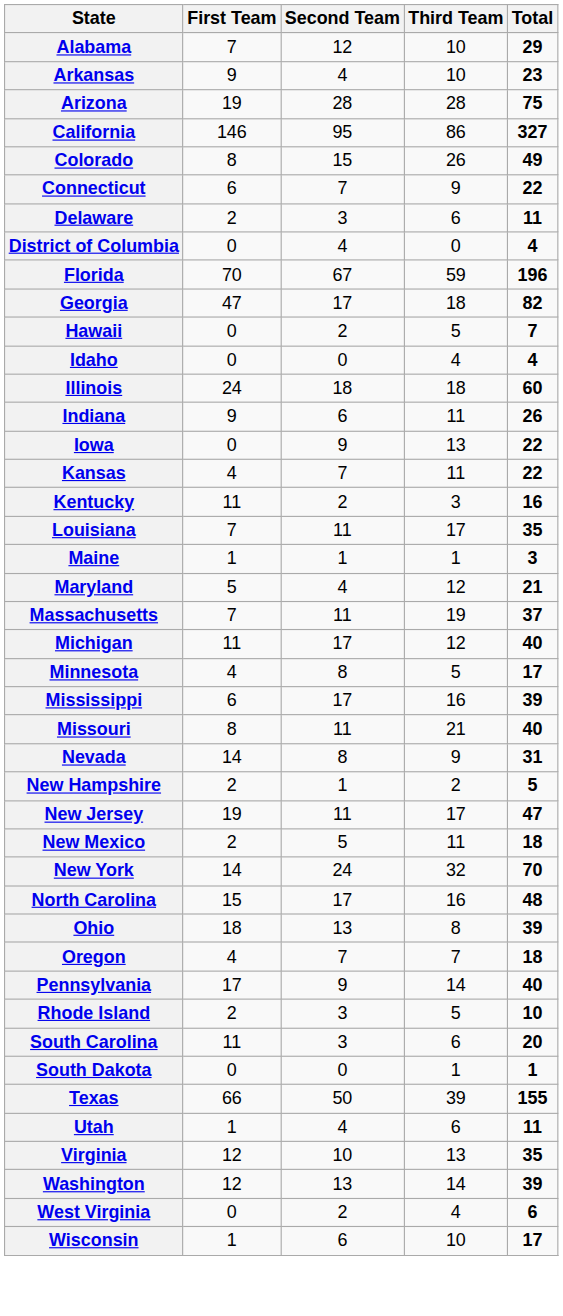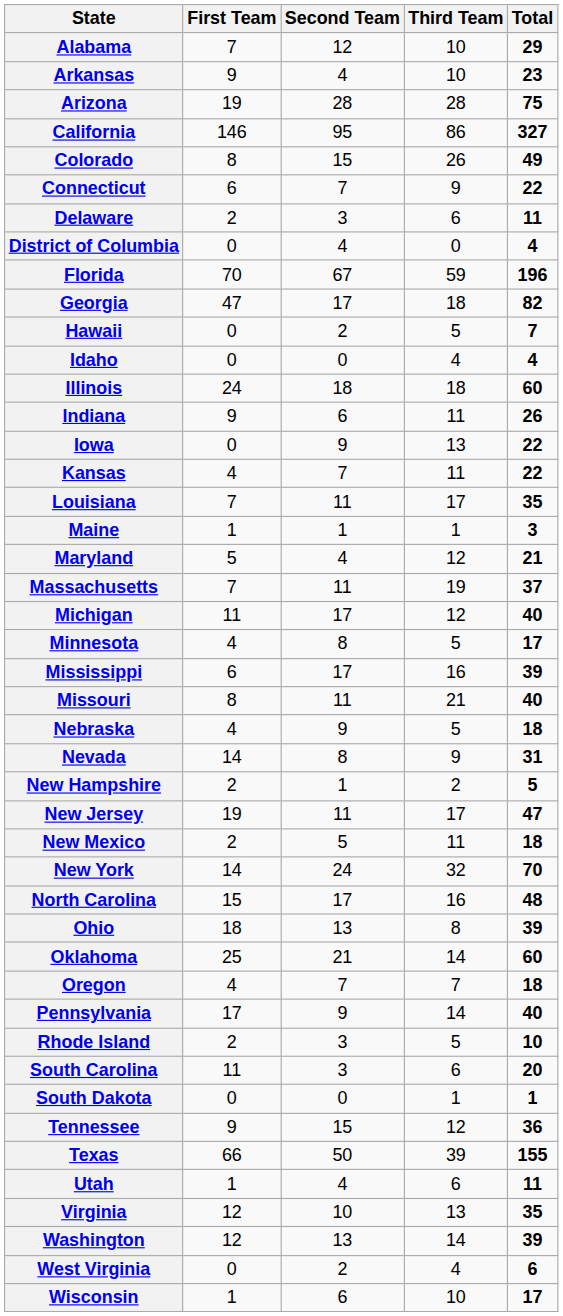- row: (94, 501)
+ row: (94, 729)
+ row: (94, 956)
+ row: (94, 1127)
